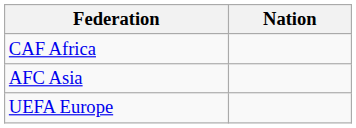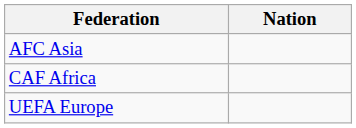rows swapped: (52, 48) <-> (46, 78)
